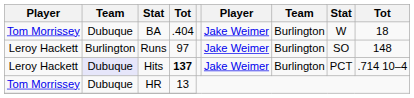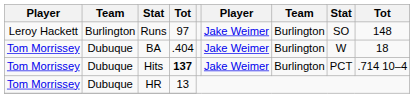rows swapped: (154, 31) <-> (154, 48)
(43, 66) Leroy Hackett -> (43, 66) Tom Morrissey
(110, 66) lavender background -> (110, 66) no background
